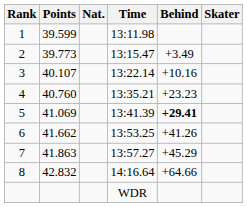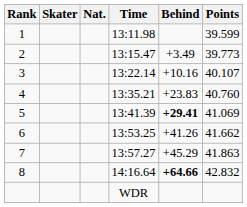columns swapped: (222, 14) <-> (59, 14)
(179, 93) +23.23 -> (180, 93) +23.83
(179, 172) normal -> (180, 172) bold
